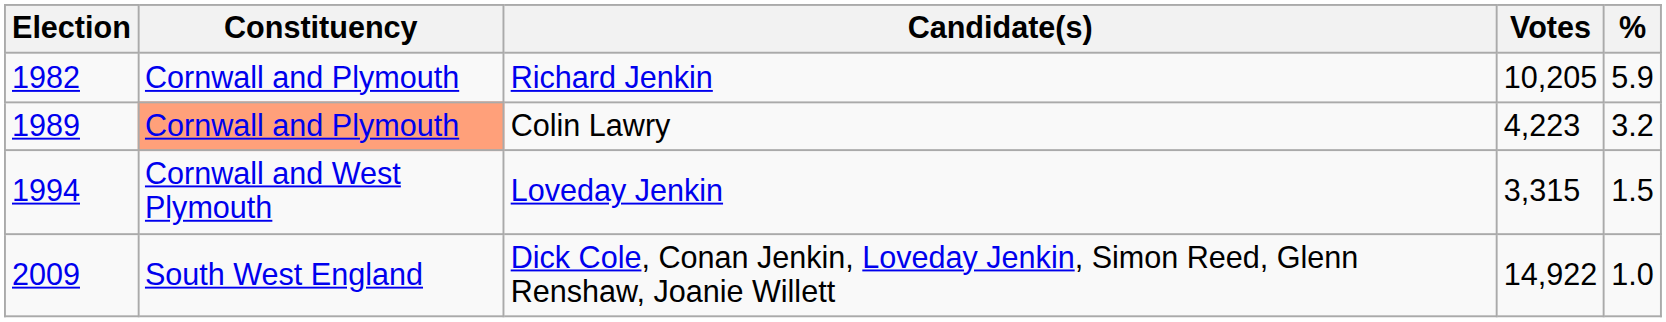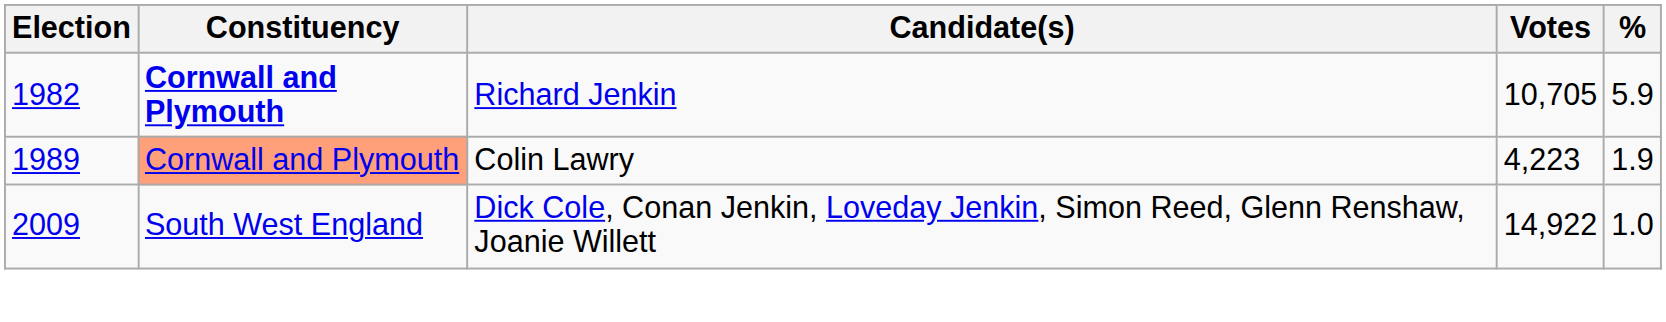(302, 77) normal -> (241, 94) bold
(1551, 77) 10,205 -> (1551, 94) 10,705
(1633, 125) 3.2 -> (1633, 160) 1.9
- row: (617, 191)
